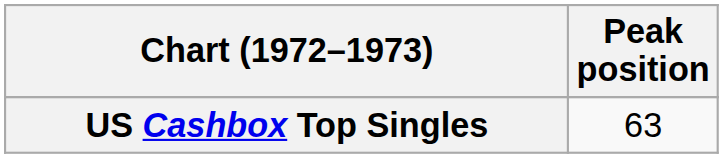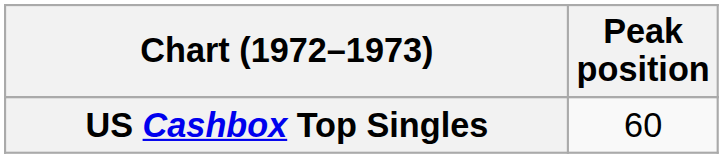(643, 124) 63 -> (643, 124) 60
